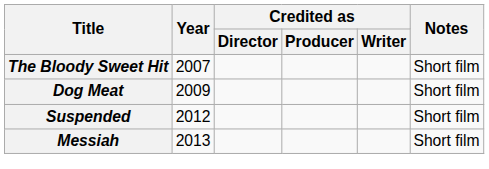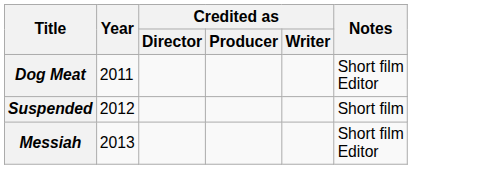- row: (88, 66)
(193, 91) 2009 -> (117, 75) 2011
(447, 91) Short film -> (371, 75) Short film Editor
(447, 141) Short film -> (371, 142) Short film Editor
